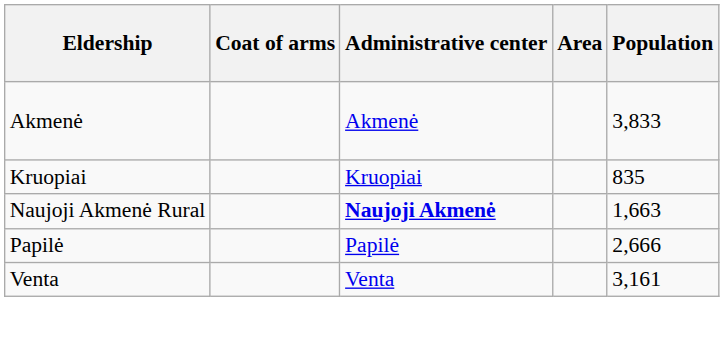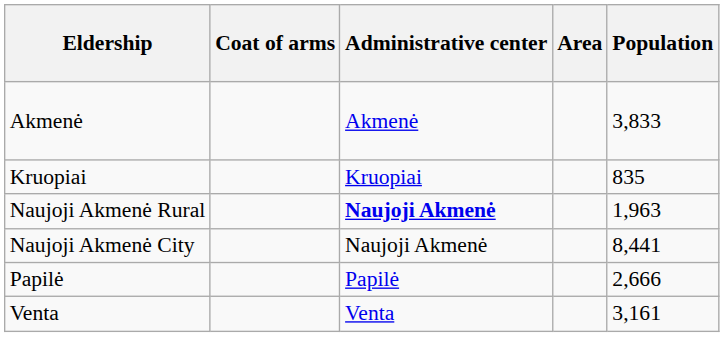(637, 210) 1,663 -> (637, 210) 1,963
+ row: (102, 245)
